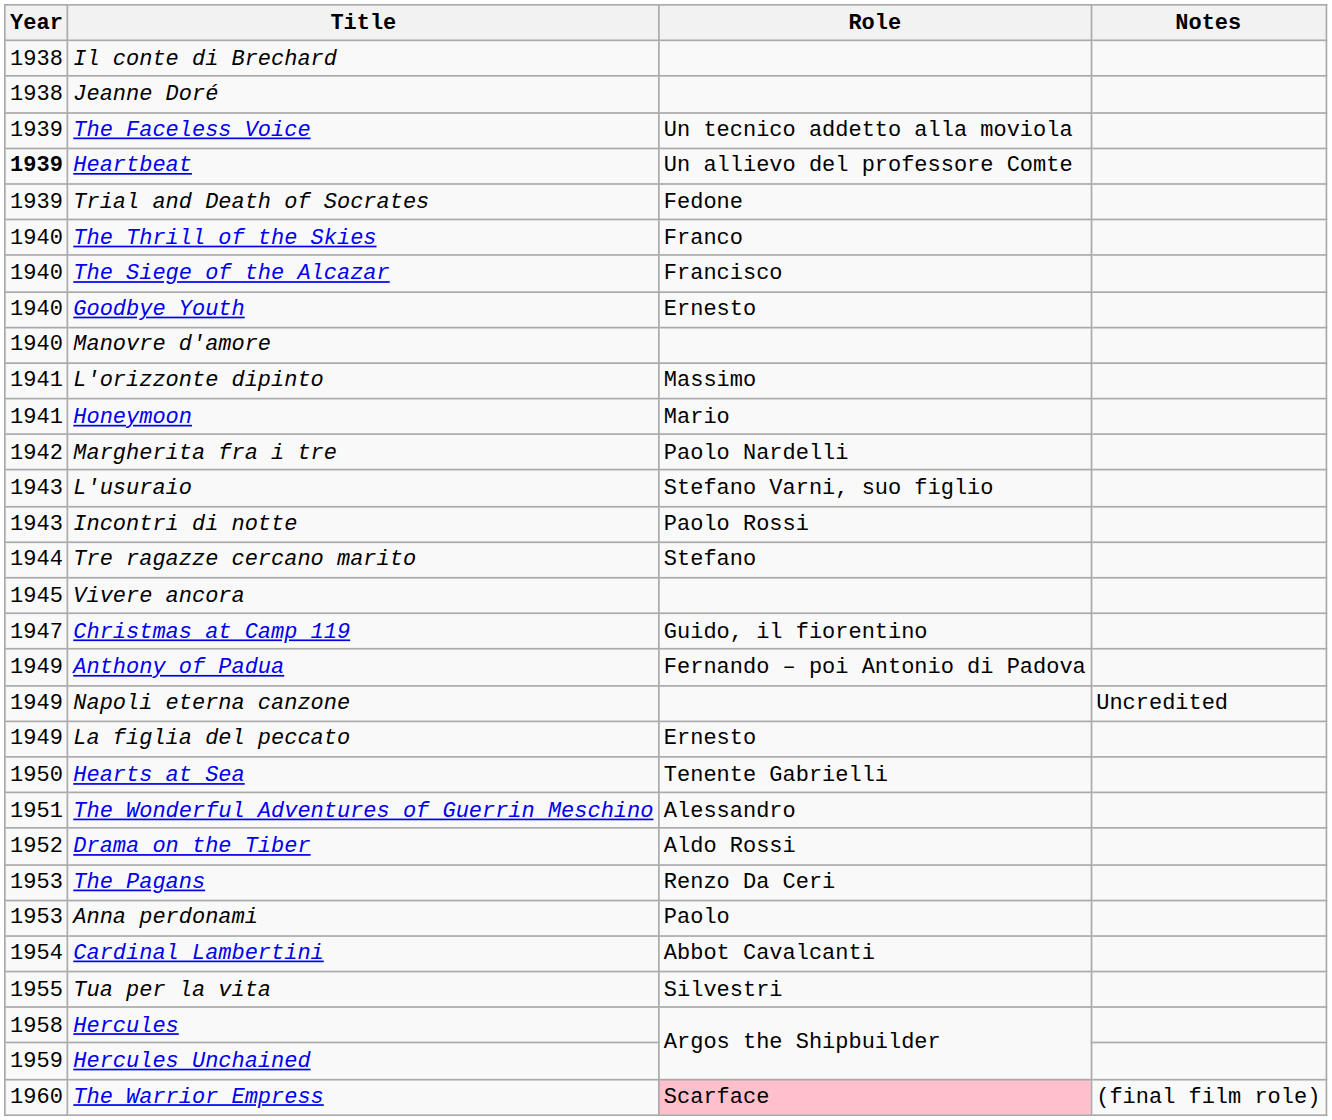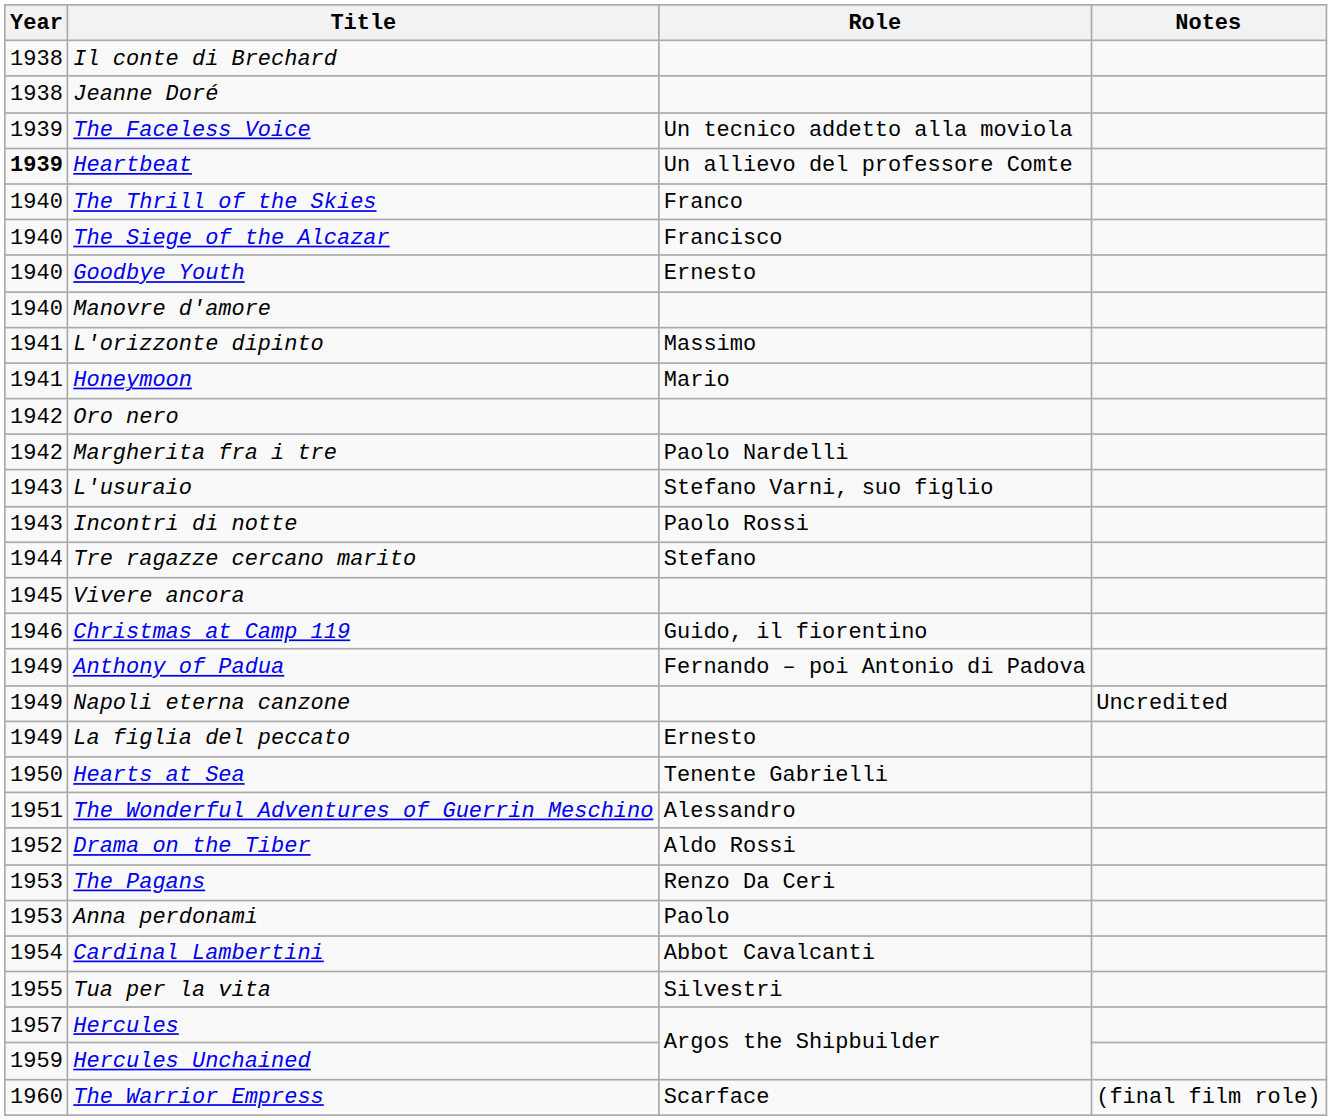- row: (251, 202)
+ row: (126, 417)
(36, 631) 1947 -> (36, 631) 1946
(36, 1025) 1958 -> (36, 1025) 1957
(717, 1097) pink background -> (717, 1097) no background
